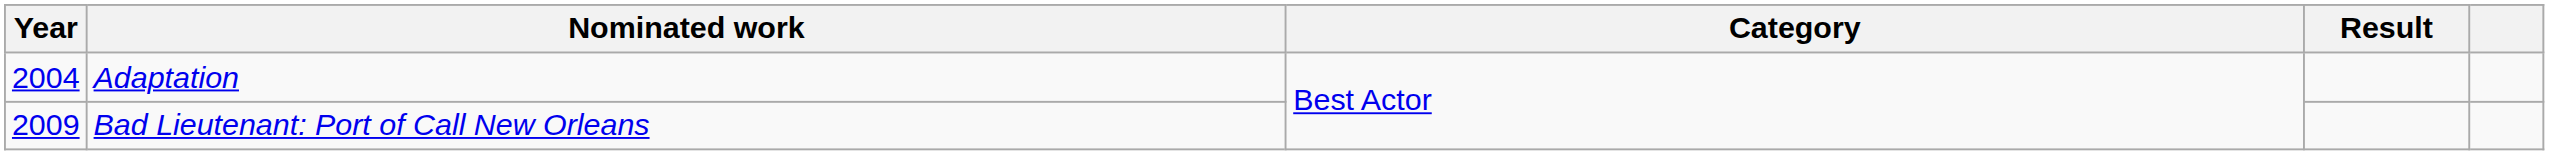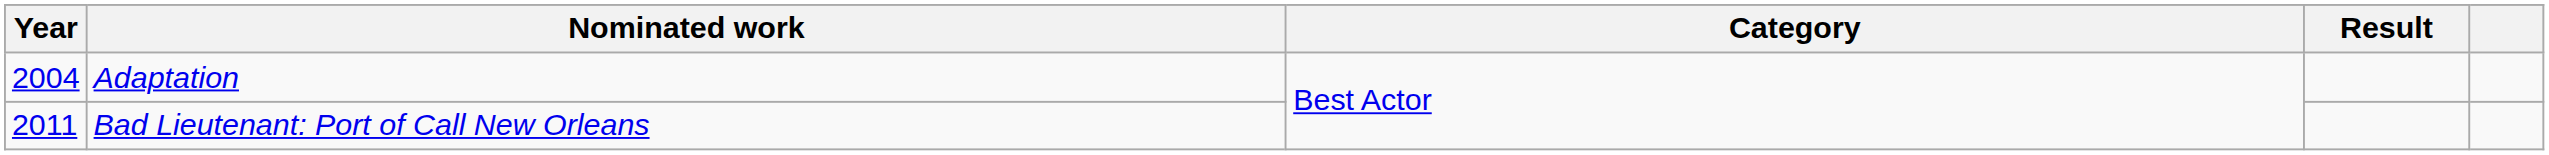(46, 125) 2009 -> (45, 125) 2011
